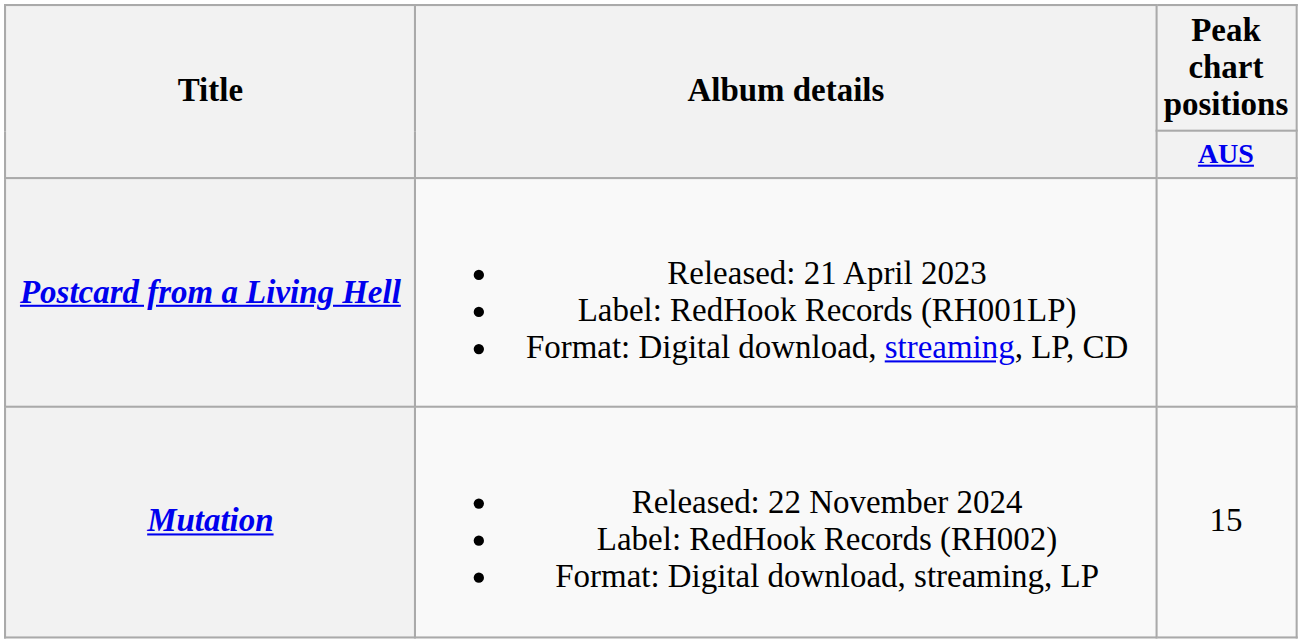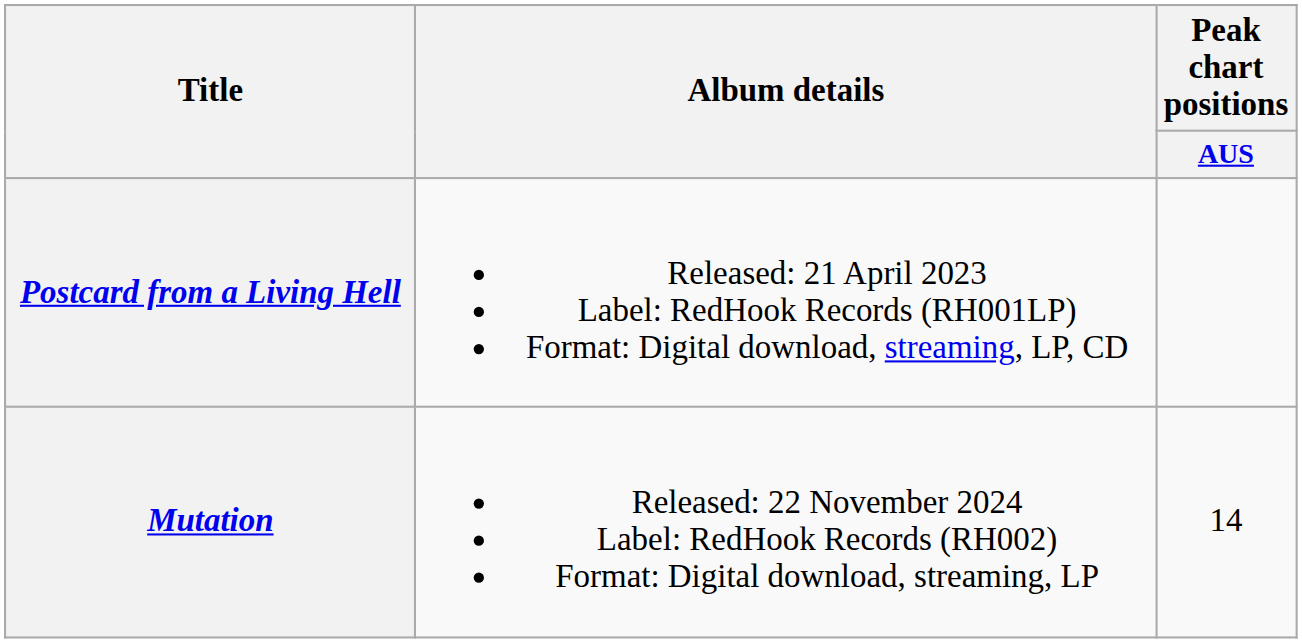(1226, 521) 15 -> (1226, 521) 14
